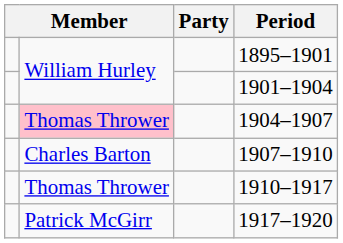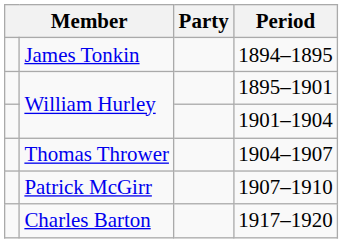+ row: (285, 54)
(97, 120) pink background -> (97, 154) no background
(88, 154) Charles Barton -> (88, 187) Patrick McGirr
- row: (285, 187)
(88, 220) Patrick McGirr -> (88, 220) Charles Barton
